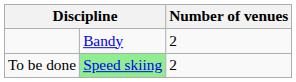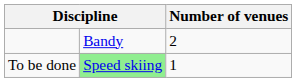(173, 65) 2 -> (173, 65) 1
